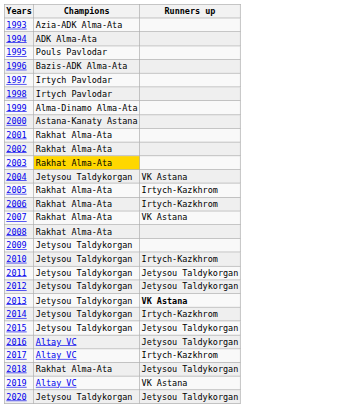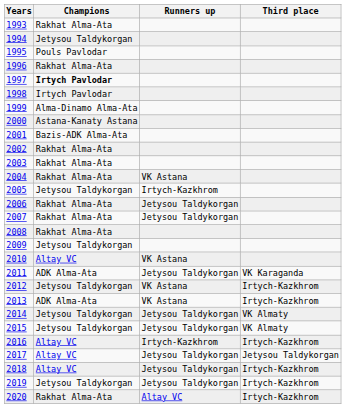+ column: (291, 11)
(79, 25) Azia-ADK Alma-Ata -> (74, 25) Rakhat Alma-Ata
(66, 39) ADK Alma-Ata -> (84, 39) Jetysou Taldykorgan
(82, 66) Bazis-ADK Alma-Ata -> (74, 66) Rakhat Alma-Ata
(74, 80) normal -> (74, 80) bold
(74, 135) Rakhat Alma-Ata -> (82, 135) Bazis-ADK Alma-Ata
(74, 163) gold background -> (74, 163) no background
(84, 176) Jetysou Taldykorgan -> (74, 176) Rakhat Alma-Ata
(74, 190) Rakhat Alma-Ata -> (84, 190) Jetysou Taldykorgan
(180, 204) Irtych-Kazkhrom -> (190, 204) Jetysou Taldykorgan
(164, 218) VK Astana -> (190, 218) Jetysou Taldykorgan
(84, 259) Jetysou Taldykorgan -> (56, 259) Altay VC
(180, 259) Irtych-Kazkhrom -> (164, 259) VK Astana
(84, 273) Jetysou Taldykorgan -> (66, 273) ADK Alma-Ata
(190, 287) Jetysou Taldykorgan -> (164, 287) VK Astana
(84, 300) Jetysou Taldykorgan -> (66, 300) ADK Alma-Ata
(164, 300) bold -> (164, 300) normal
(180, 314) Irtych-Kazkhrom -> (190, 314) Jetysou Taldykorgan
(190, 342) Jetysou Taldykorgan -> (180, 342) Irtych-Kazkhrom
(180, 356) Irtych-Kazkhrom -> (190, 356) Jetysou Taldykorgan
(74, 369) Rakhat Alma-Ata -> (56, 369) Altay VC
(56, 383) Altay VC -> (84, 383) Jetysou Taldykorgan
(164, 383) VK Astana -> (190, 383) Jetysou Taldykorgan
(84, 397) Jetysou Taldykorgan -> (74, 397) Rakhat Alma-Ata
(190, 397) Jetysou Taldykorgan -> (162, 397) Altay VC
